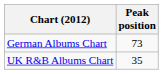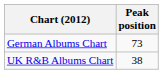(137, 60) 35 -> (137, 60) 38
